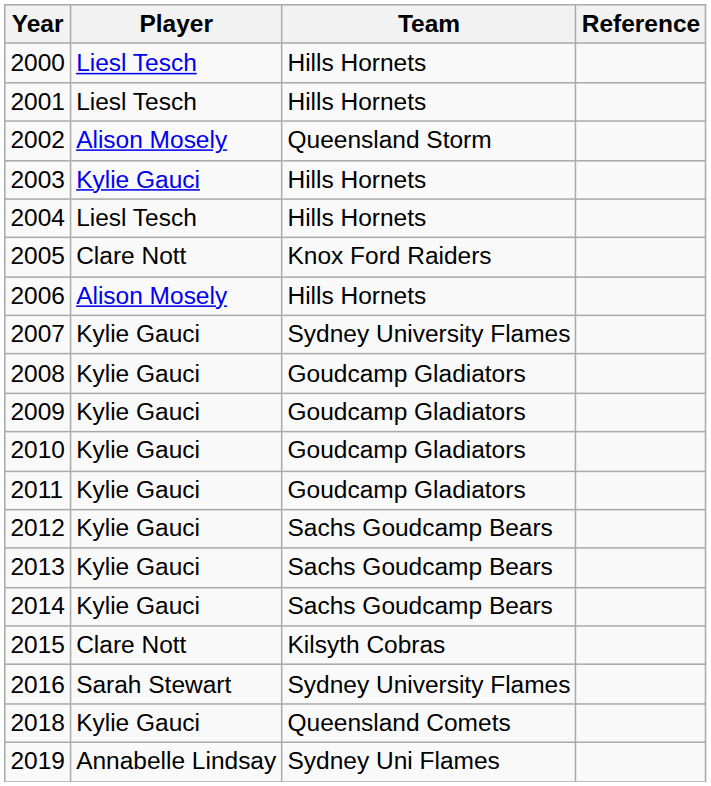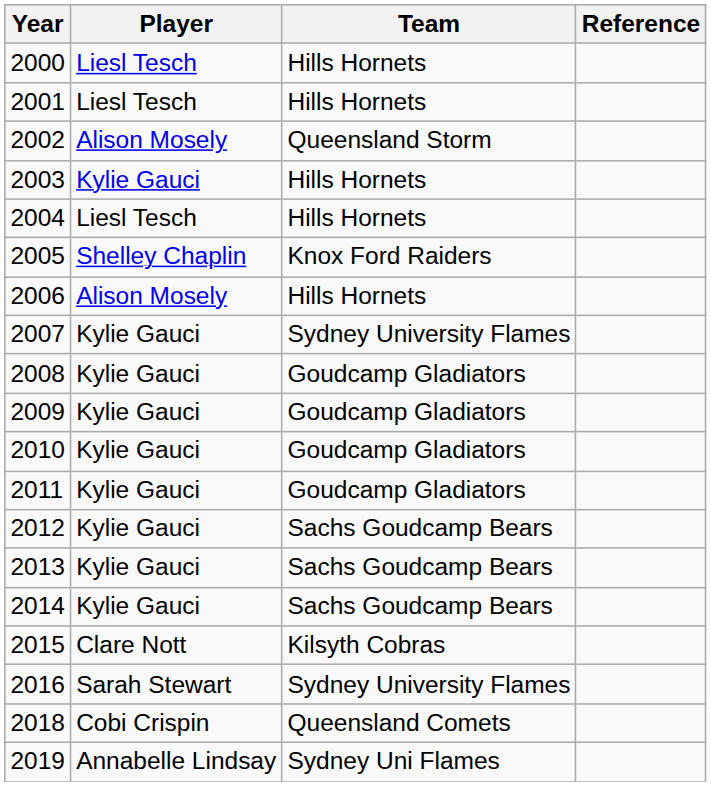(131, 256) Clare Nott -> (161, 256) Shelley Chaplin
(138, 722) Kylie Gauci -> (143, 722) Cobi Crispin
